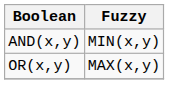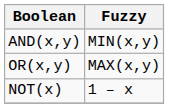+ row: (35, 91)
